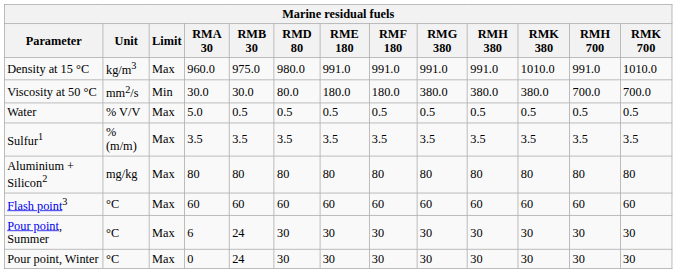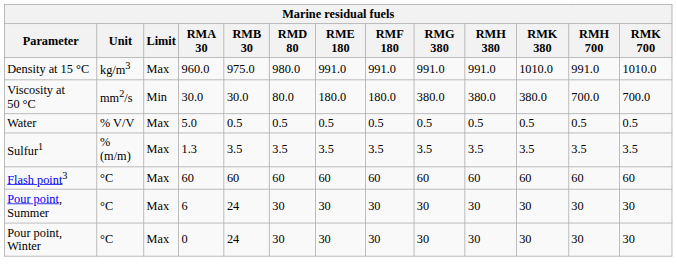(195, 139) 3.5 -> (189, 149) 1.3
- row: (41, 174)
